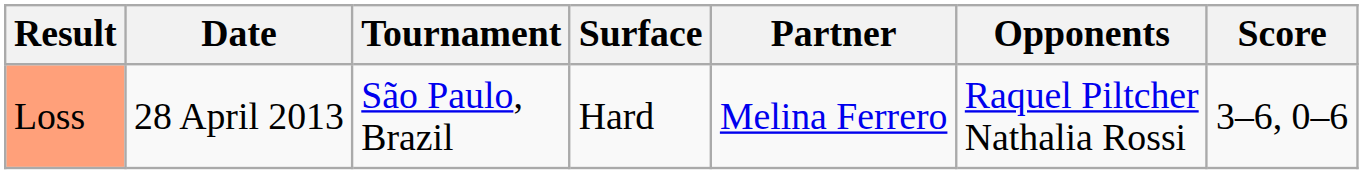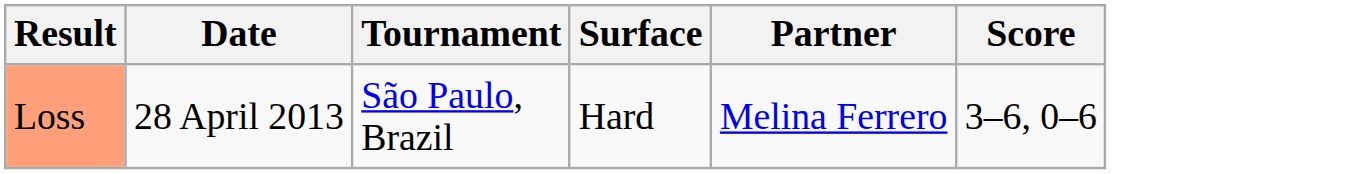- column: (1082, 34)
